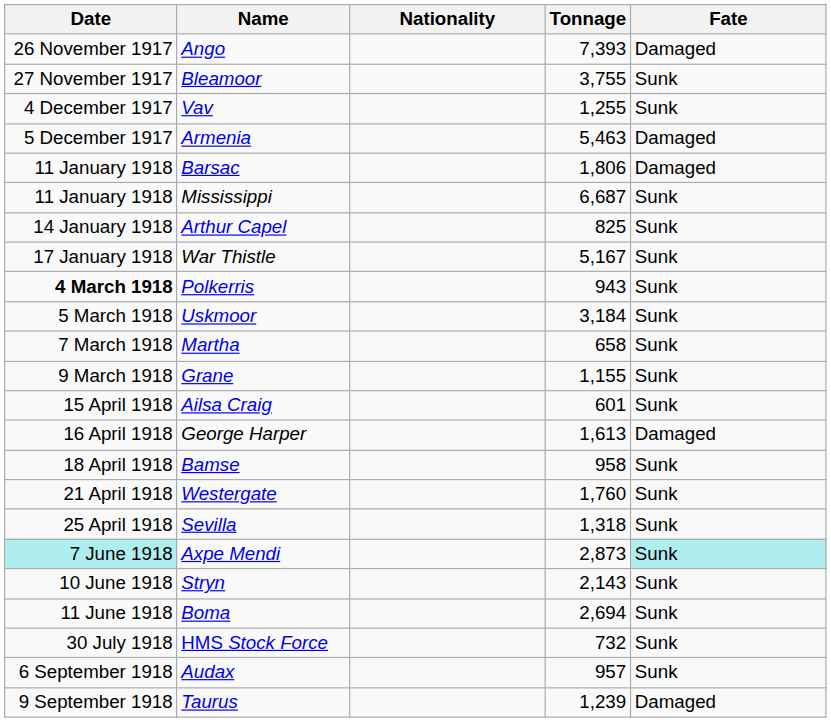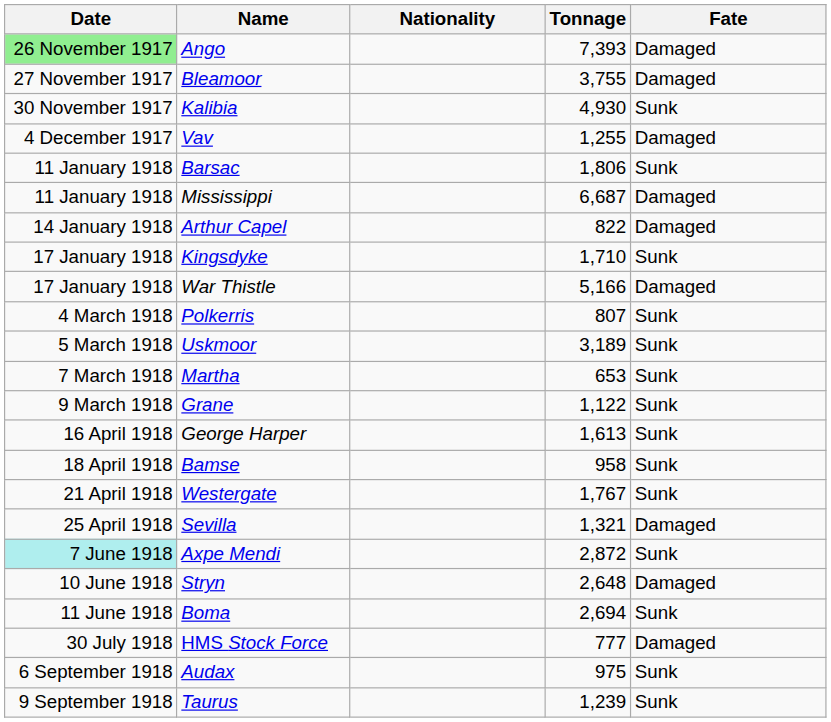(93, 49) no background -> (93, 49) lightgreen background
(656, 78) Sunk -> (675, 78) Damaged
+ row: (209, 108)
(656, 108) Sunk -> (675, 138) Damaged
- row: (216, 138)
(675, 167) Damaged -> (656, 167) Sunk
(656, 197) Sunk -> (675, 197) Damaged
(611, 227) 825 -> (611, 227) 822
(656, 227) Sunk -> (675, 227) Damaged
+ row: (225, 256)
(603, 256) 5,167 -> (603, 286) 5,166
(656, 256) Sunk -> (675, 286) Damaged
(114, 286) bold -> (115, 316) normal
(611, 286) 943 -> (611, 316) 807
(603, 316) 3,184 -> (603, 345) 3,189
(611, 345) 658 -> (611, 375) 653
(603, 375) 1,155 -> (603, 405) 1,122
- row: (227, 405)
(675, 434) Damaged -> (656, 434) Sunk
(603, 494) 1,760 -> (603, 494) 1,767
(603, 524) 1,318 -> (603, 524) 1,321
(656, 524) Sunk -> (675, 524) Damaged
(603, 553) 2,873 -> (603, 553) 2,872
(656, 553) paleturquoise background -> (656, 553) no background
(603, 583) 2,143 -> (603, 583) 2,648
(656, 583) Sunk -> (675, 583) Damaged
(611, 642) 732 -> (611, 642) 777
(656, 642) Sunk -> (675, 642) Damaged
(611, 672) 957 -> (611, 672) 975
(675, 702) Damaged -> (656, 702) Sunk
